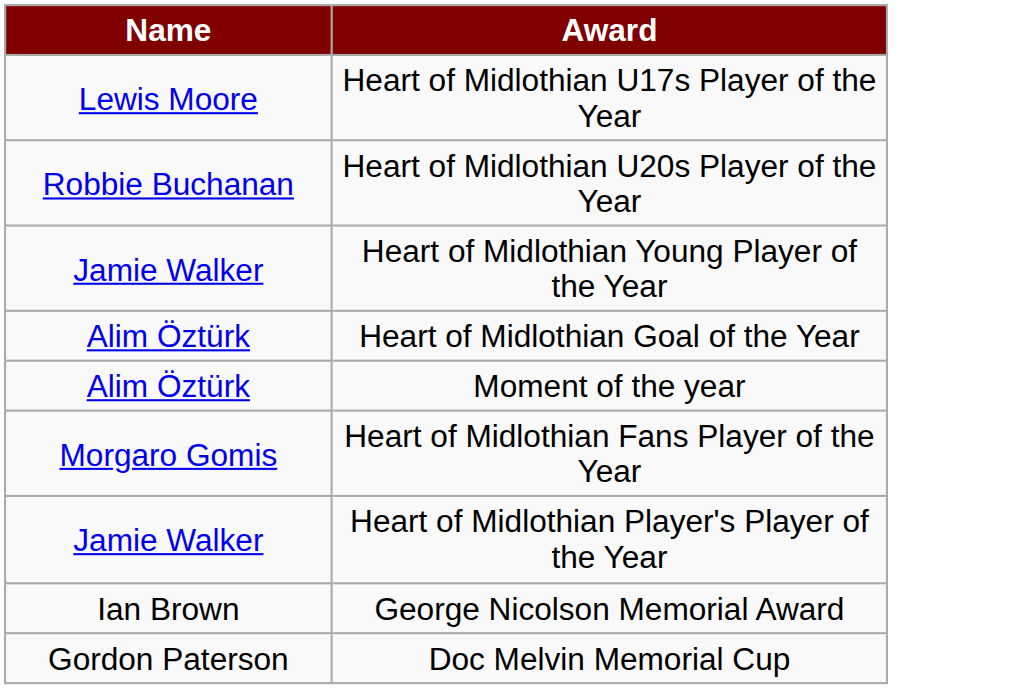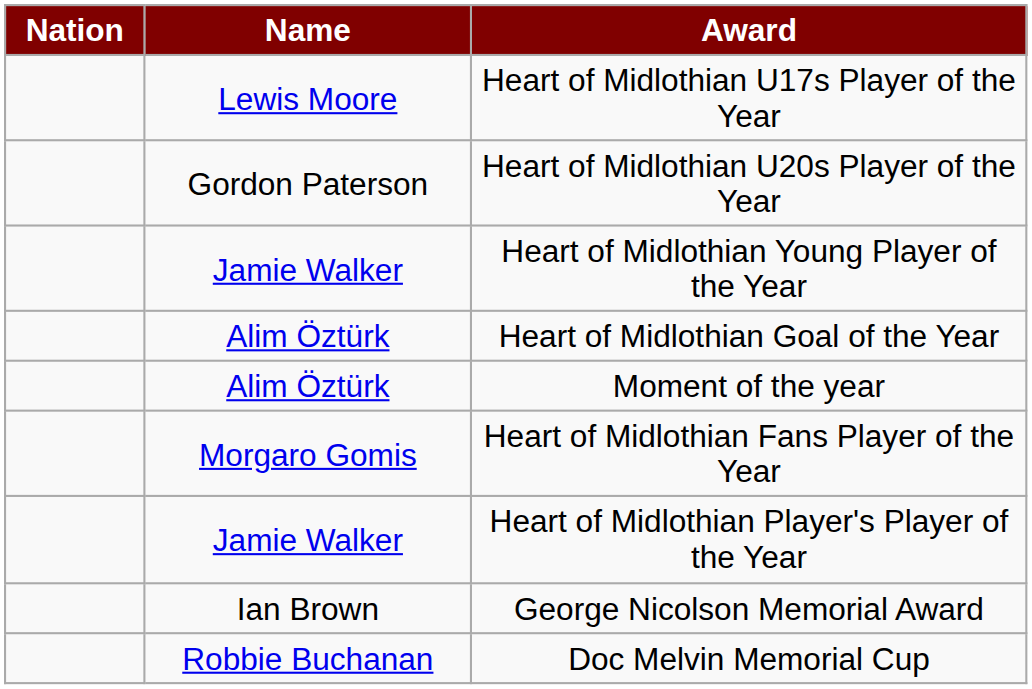+ column: (75, 30)
(168, 183) Robbie Buchanan -> (308, 183) Gordon Paterson
(168, 658) Gordon Paterson -> (308, 658) Robbie Buchanan
